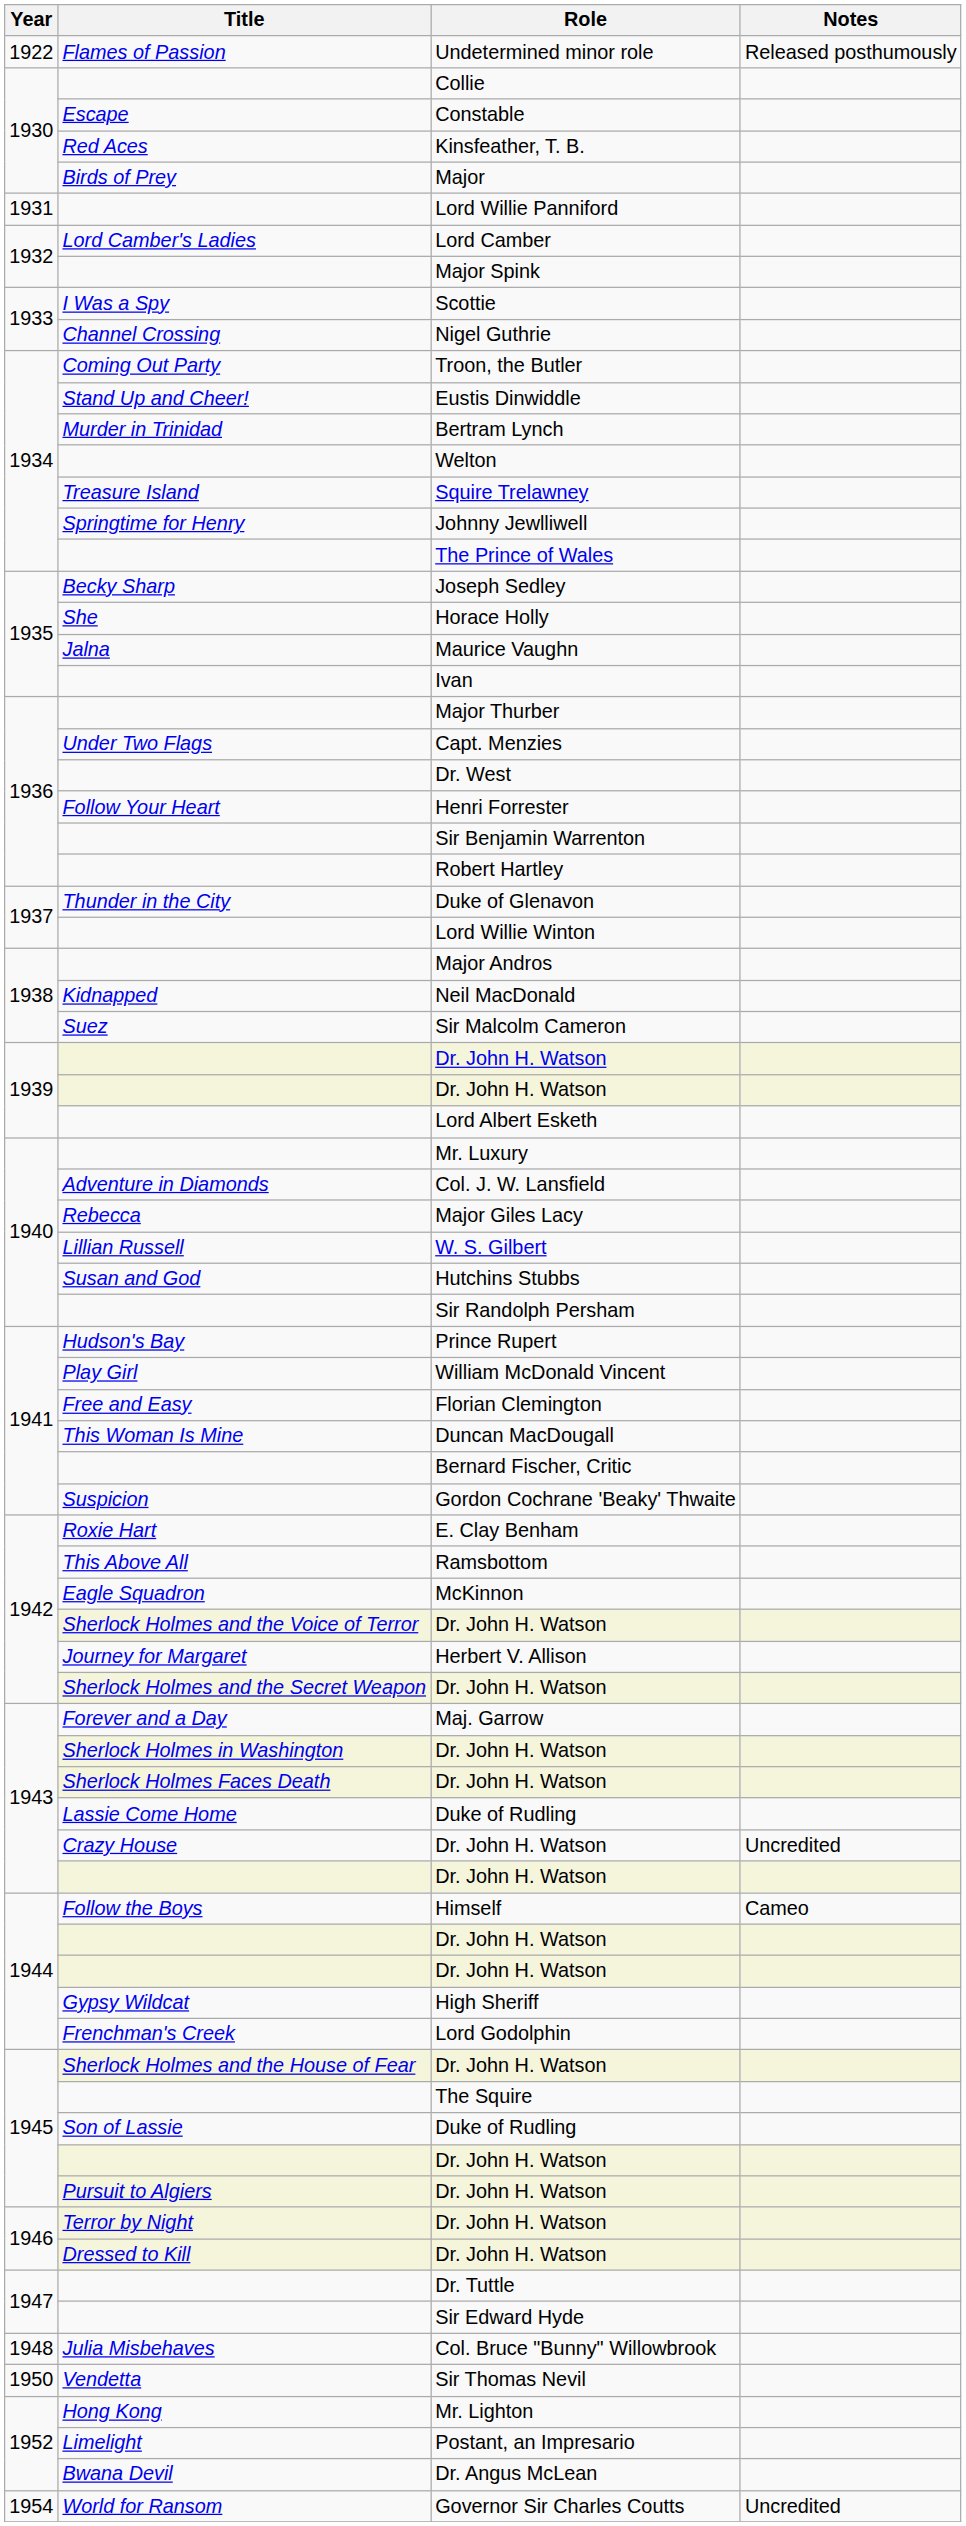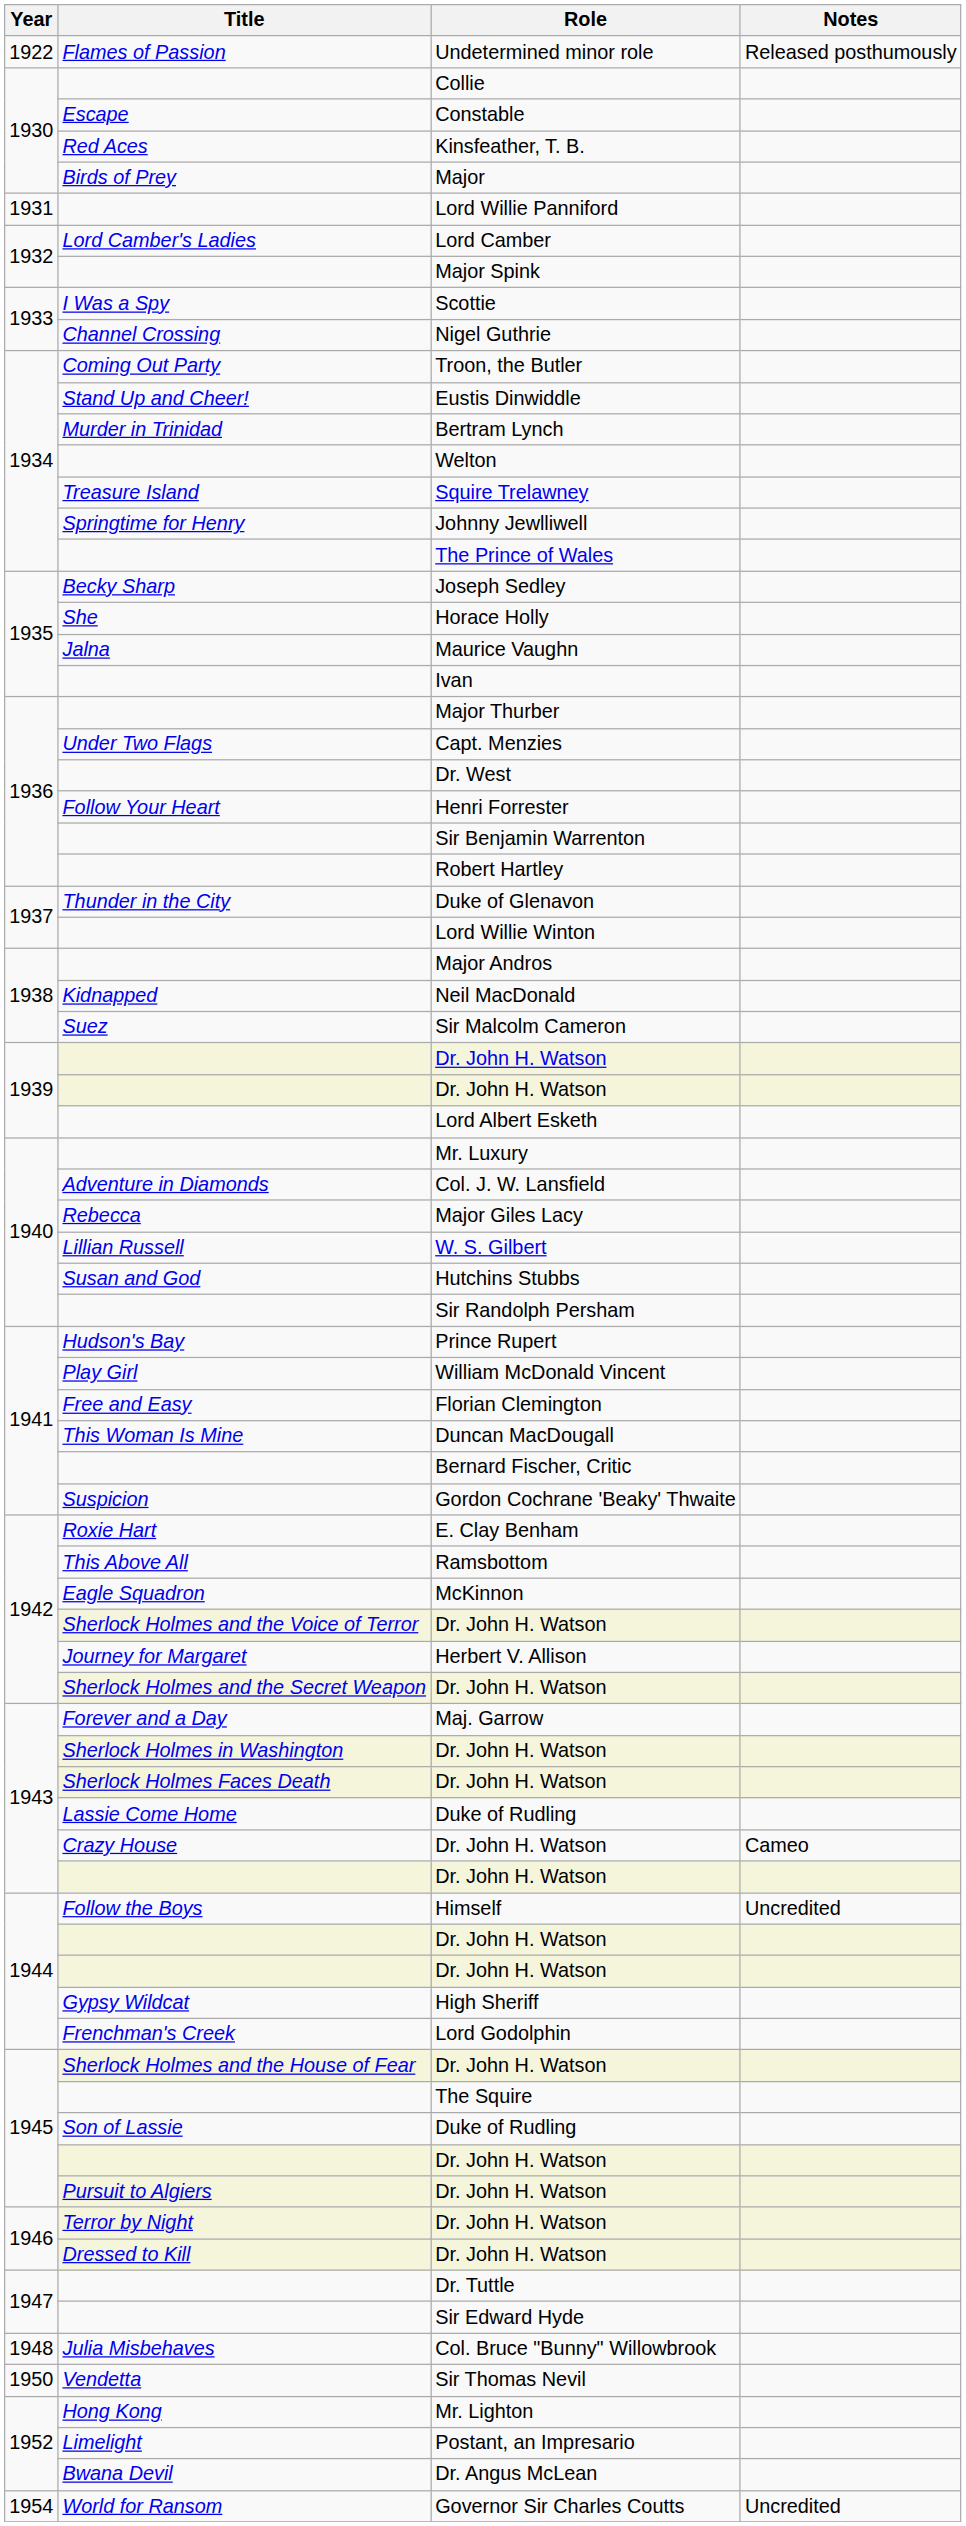(793, 1845) Uncredited -> (777, 1845) Cameo
(777, 1908) Cameo -> (793, 1908) Uncredited
